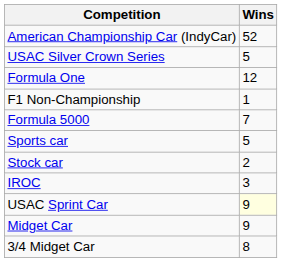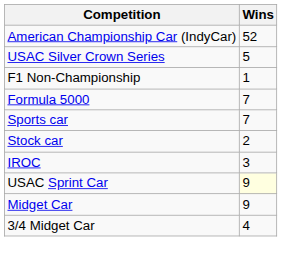- row: (46, 78)
(246, 141) 5 -> (246, 120) 7
(246, 246) 8 -> (246, 225) 4
